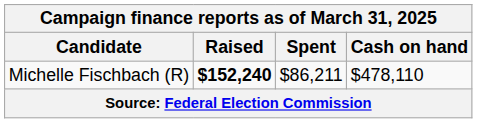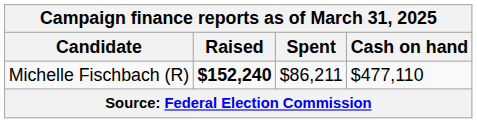(387, 74) $478,110 -> (387, 74) $477,110
